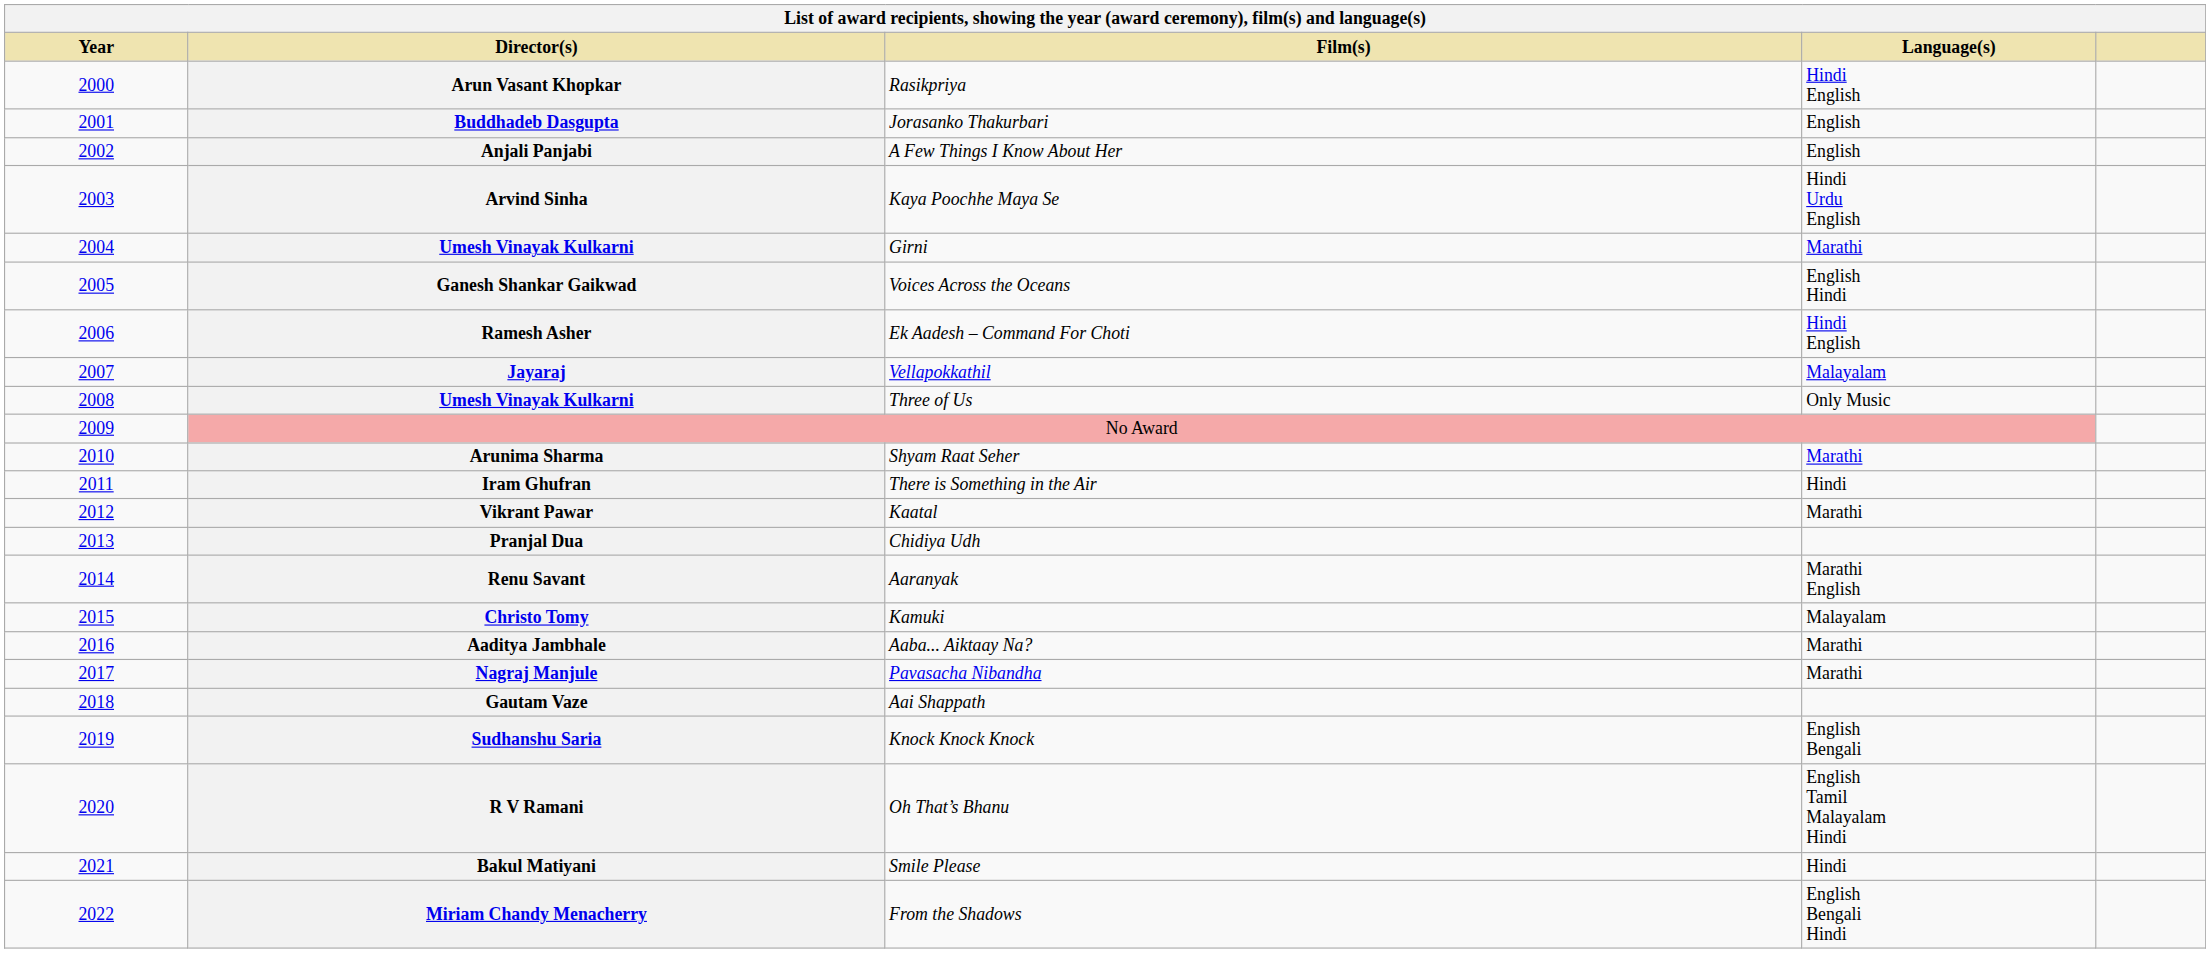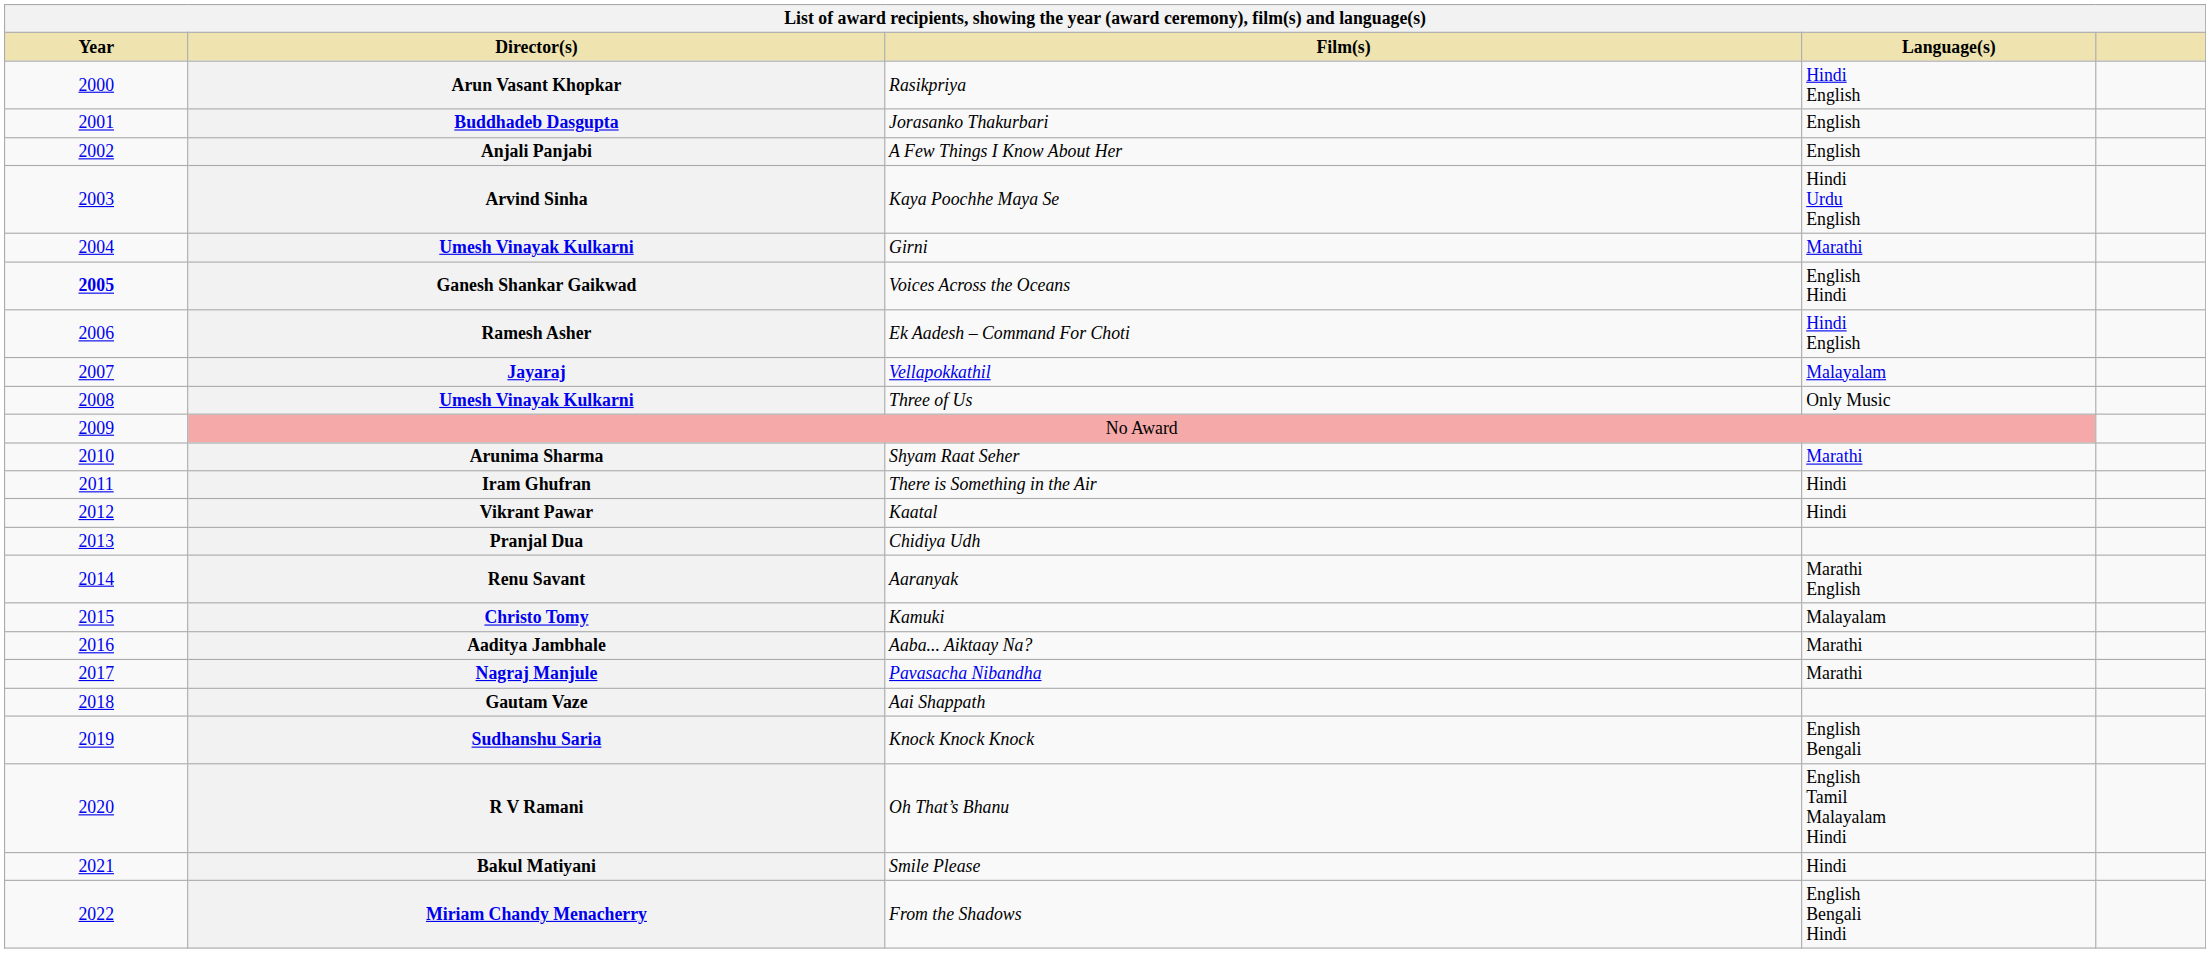(96, 285) normal -> (96, 285) bold
(1834, 512) Marathi -> (1826, 512) Hindi
